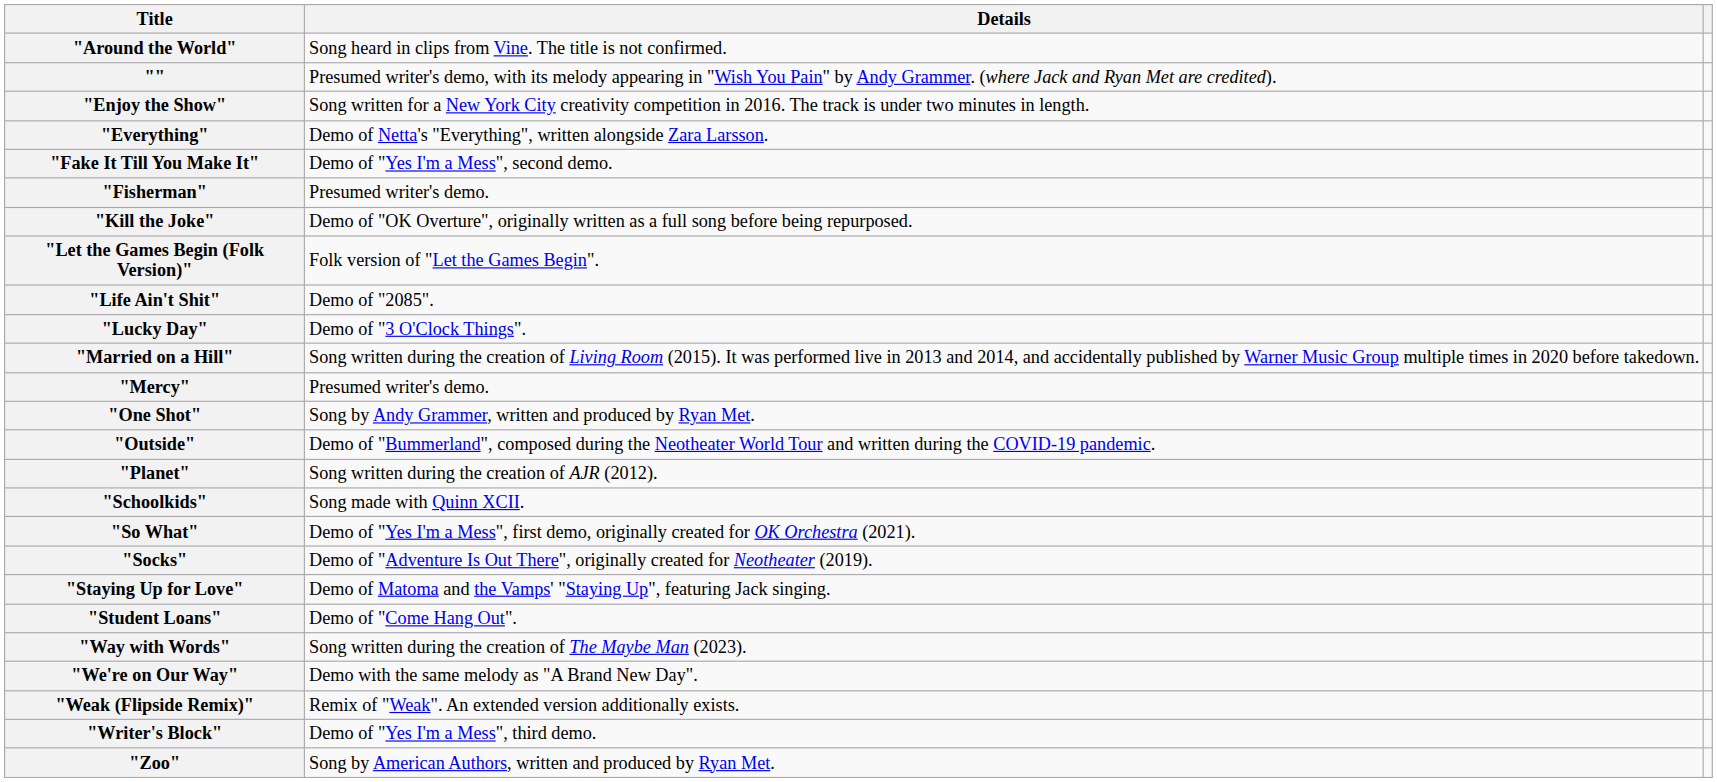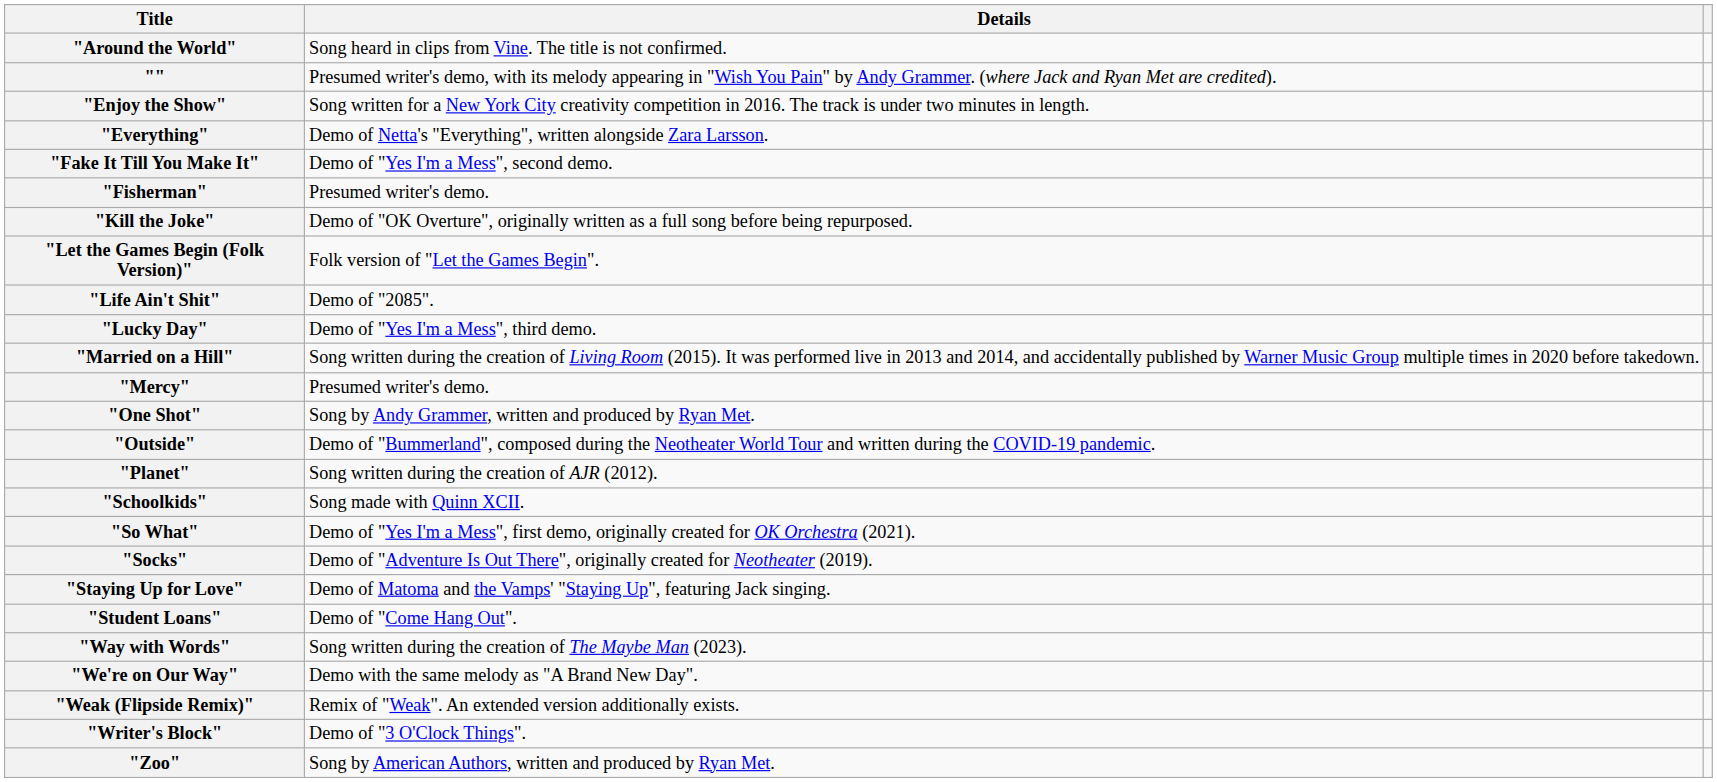(417, 328) Demo of "3 O'Clock Things". -> (453, 328) Demo of "Yes I'm a Mess", third demo.
(453, 733) Demo of "Yes I'm a Mess", third demo. -> (417, 733) Demo of "3 O'Clock Things".
